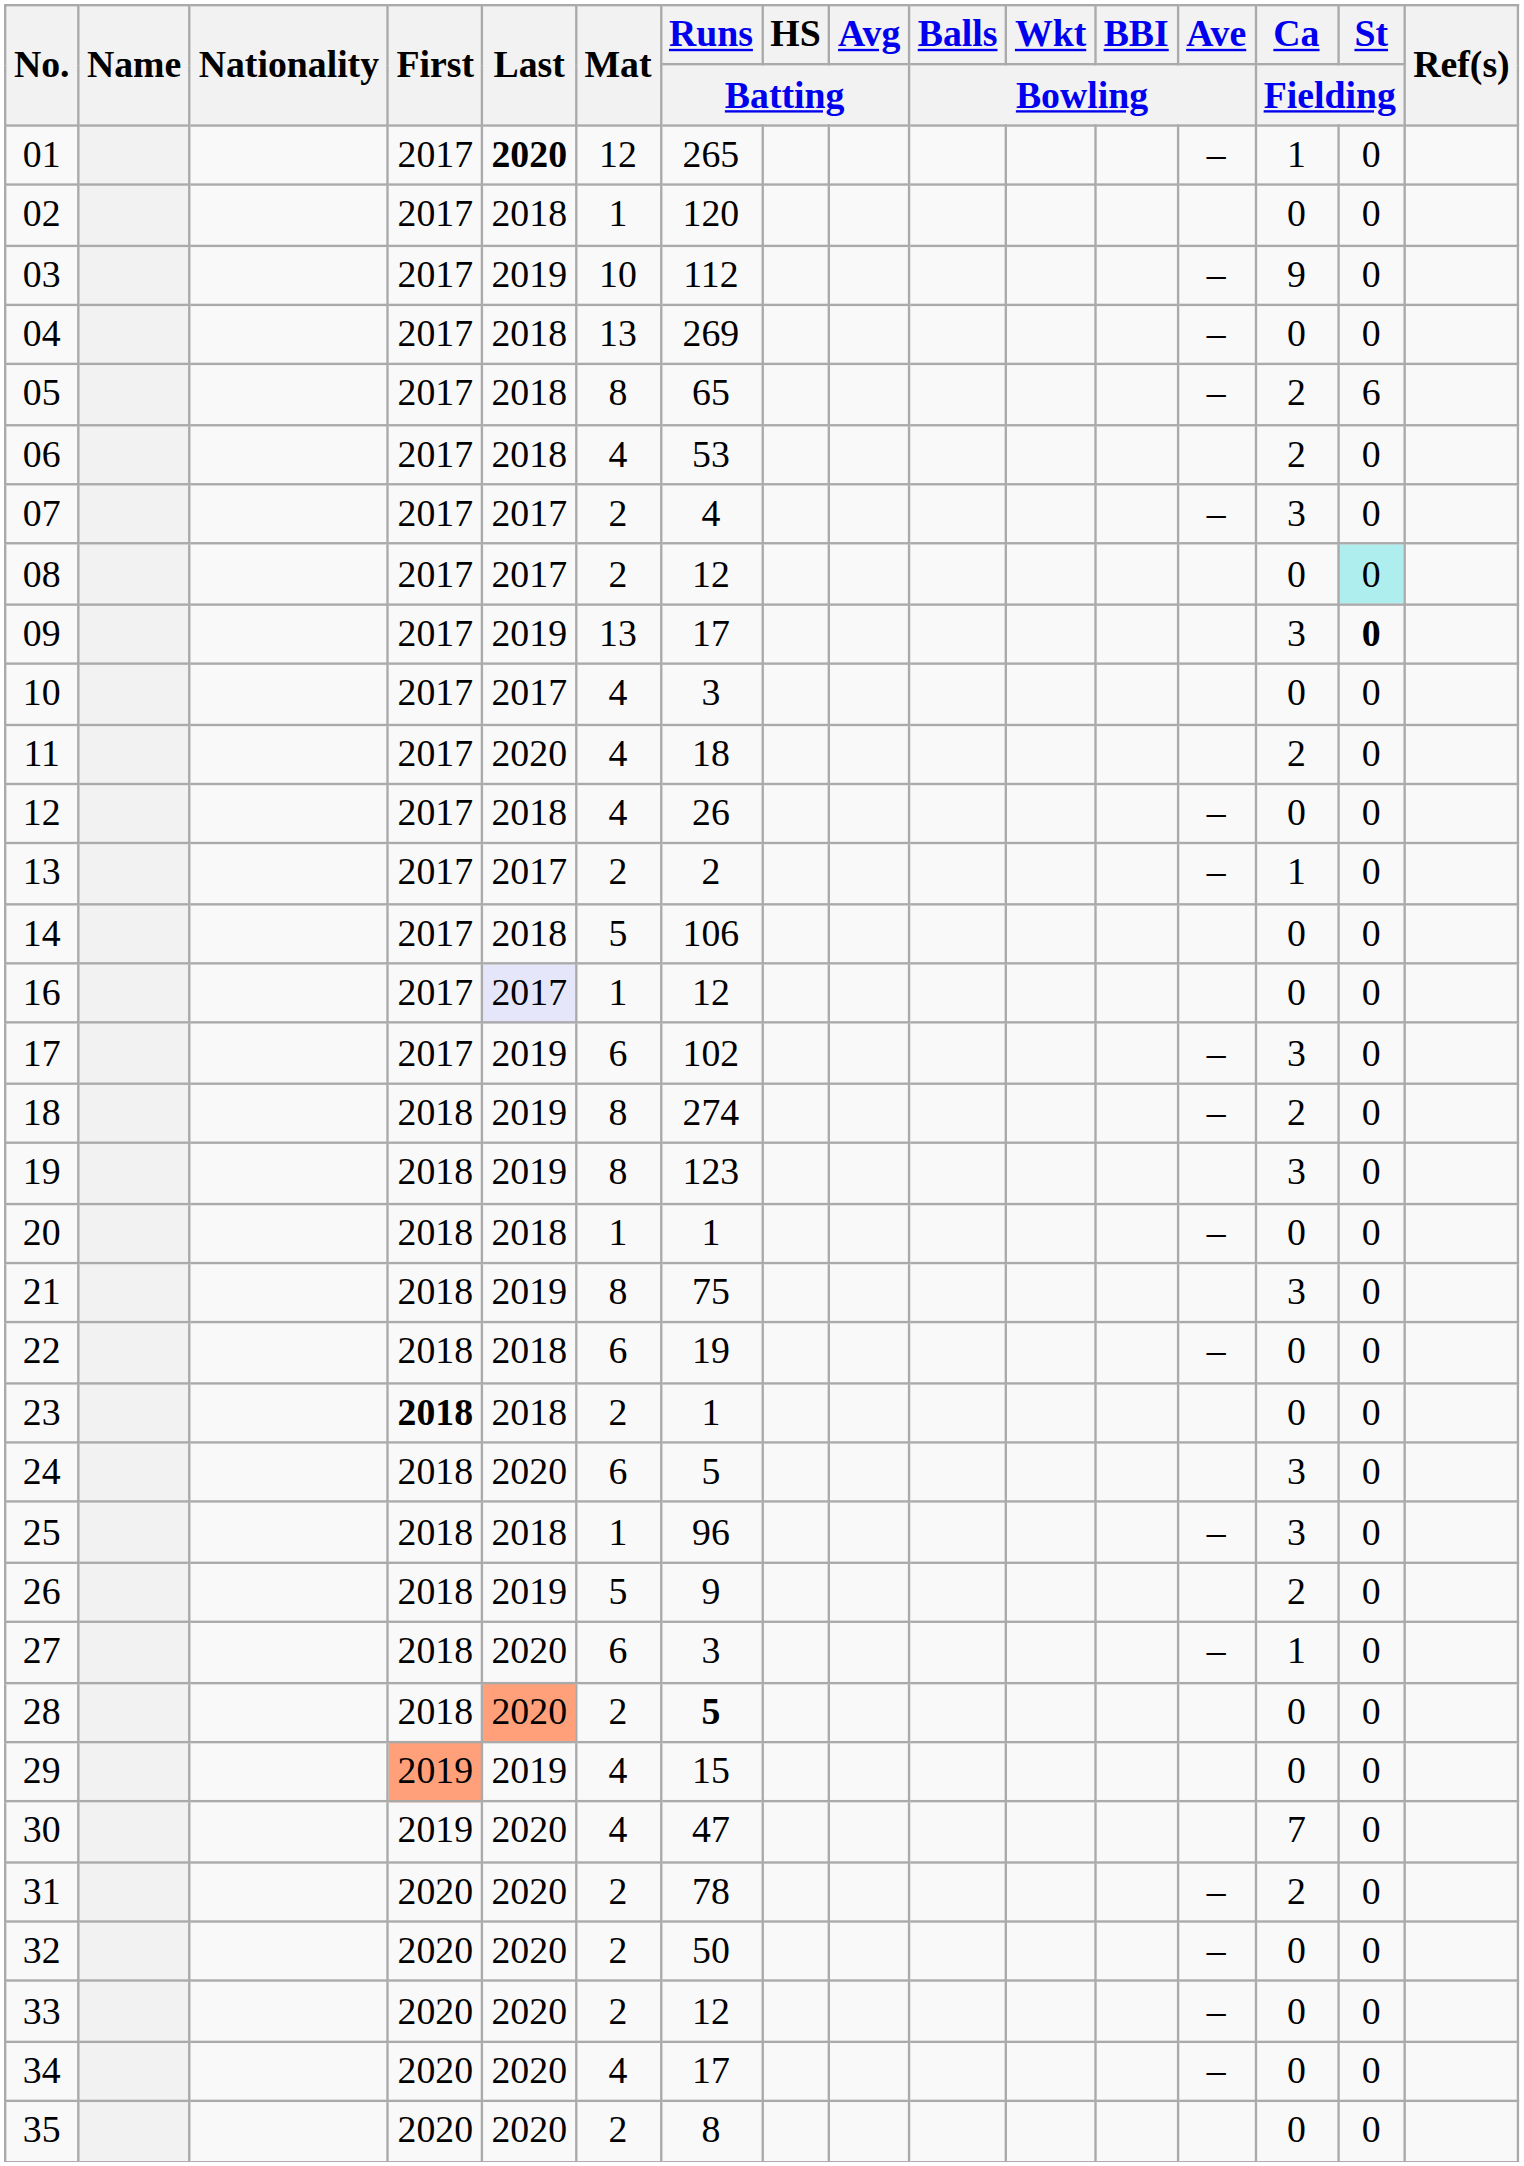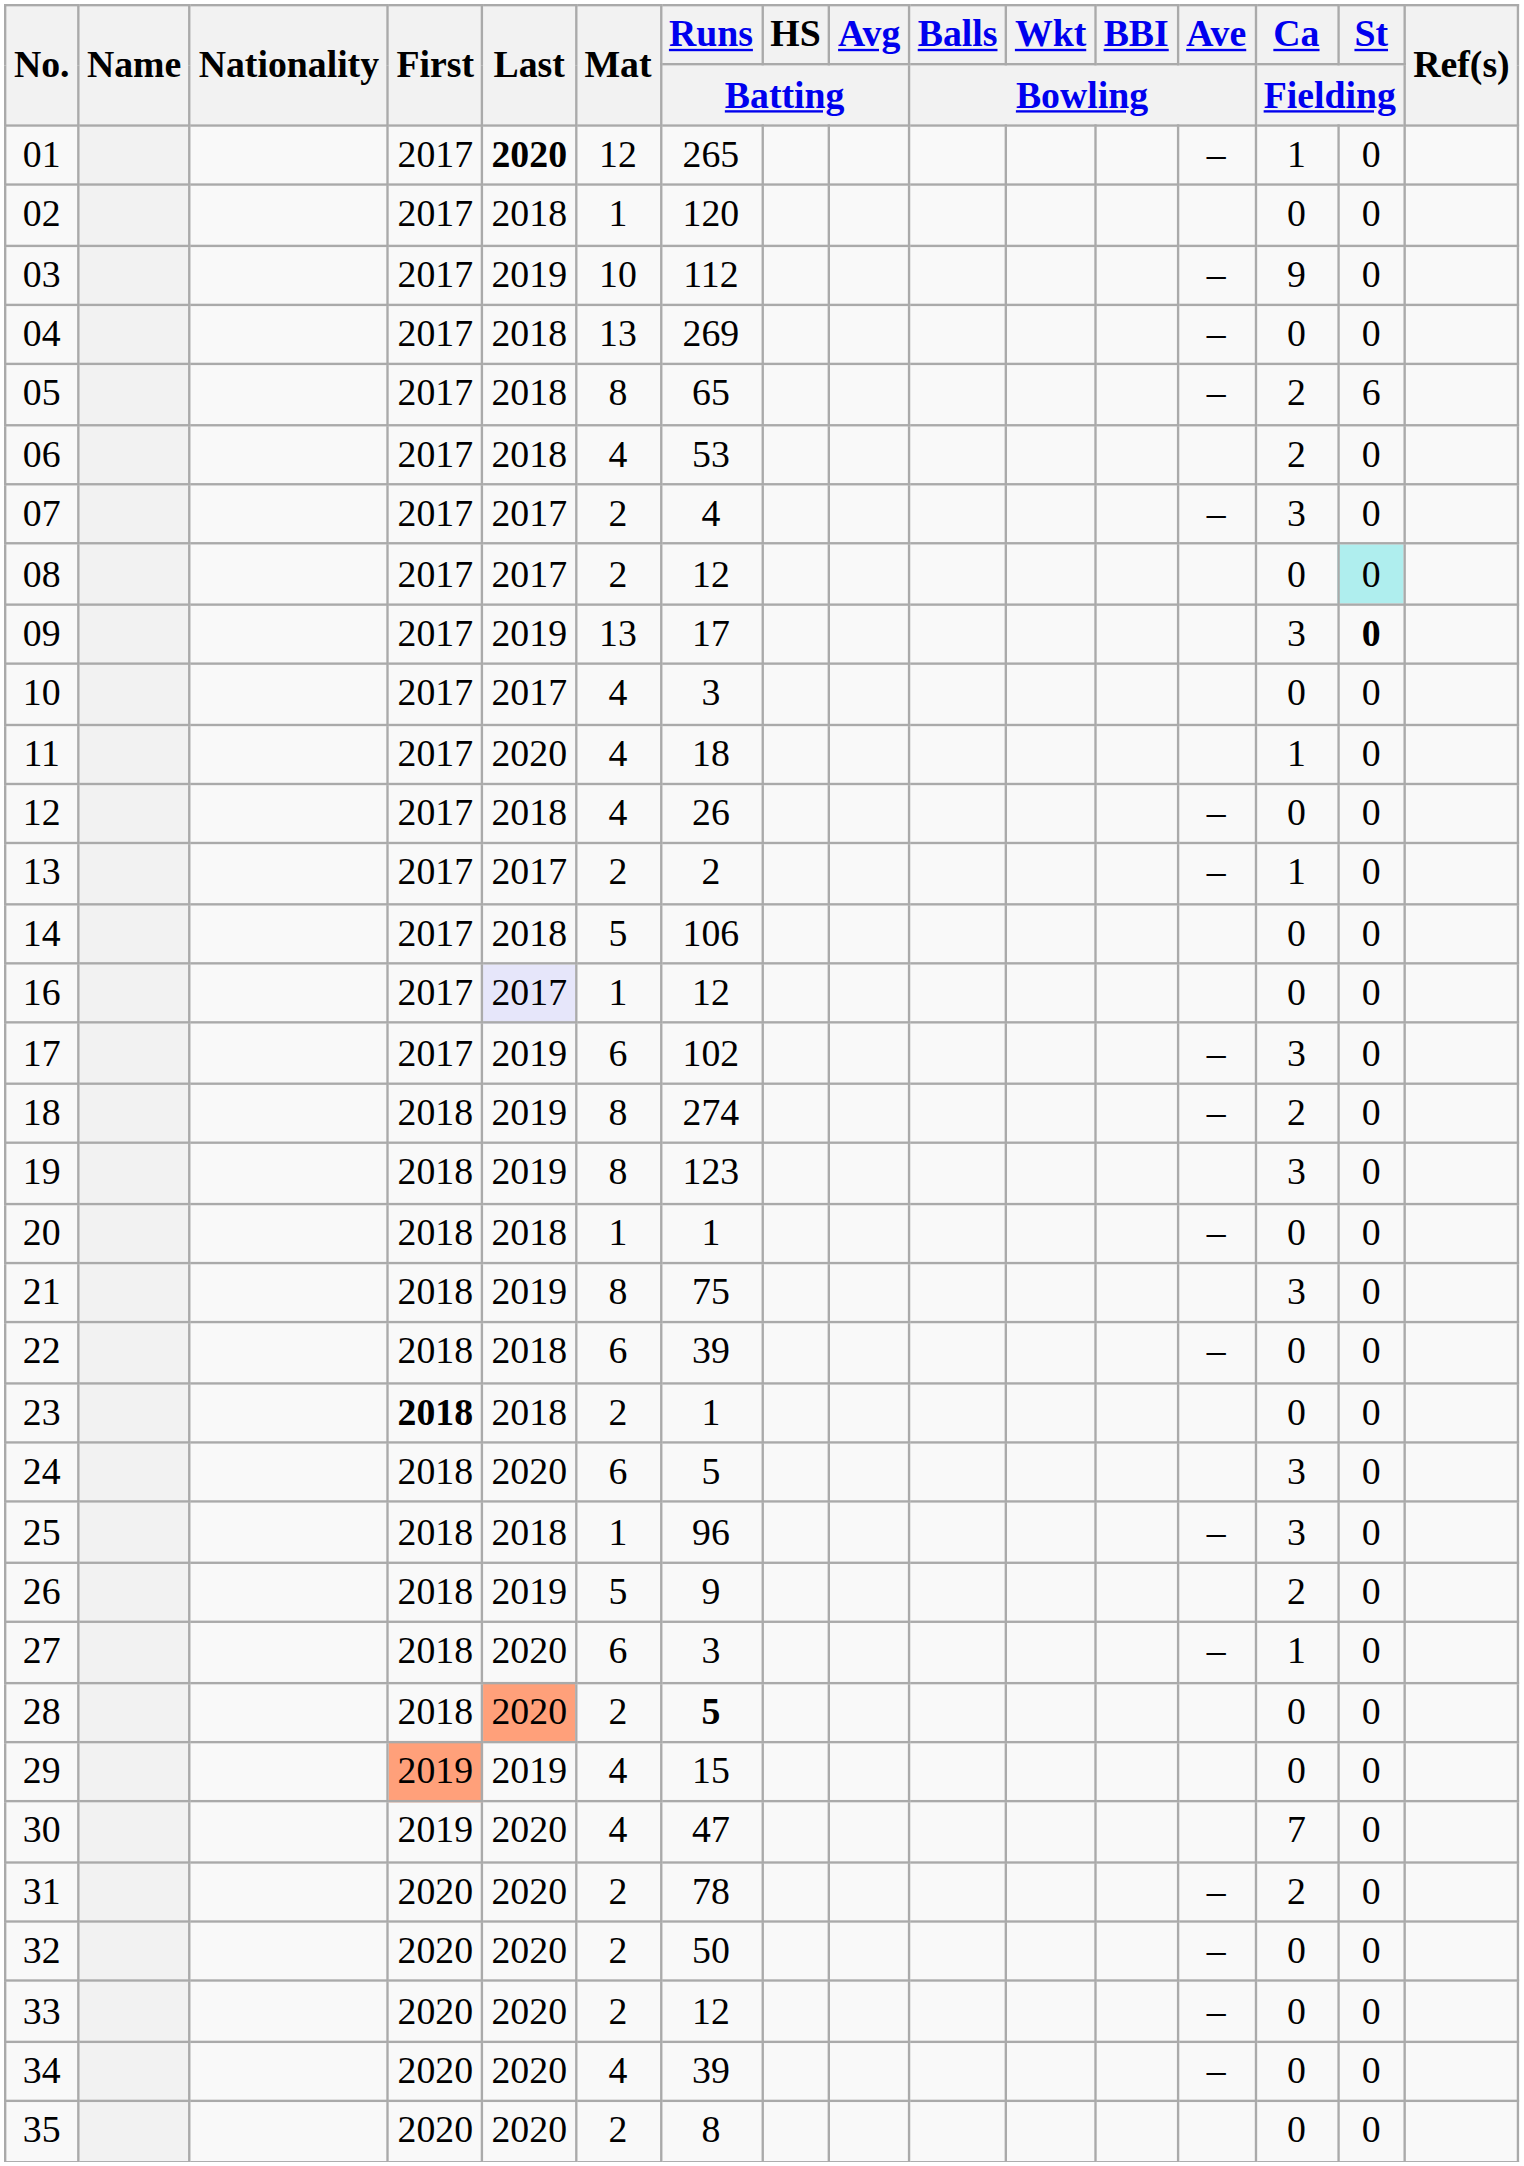(1296, 753) 2 -> (1296, 753) 1
(711, 1351) 19 -> (711, 1351) 39
(711, 2070) 17 -> (711, 2070) 39
